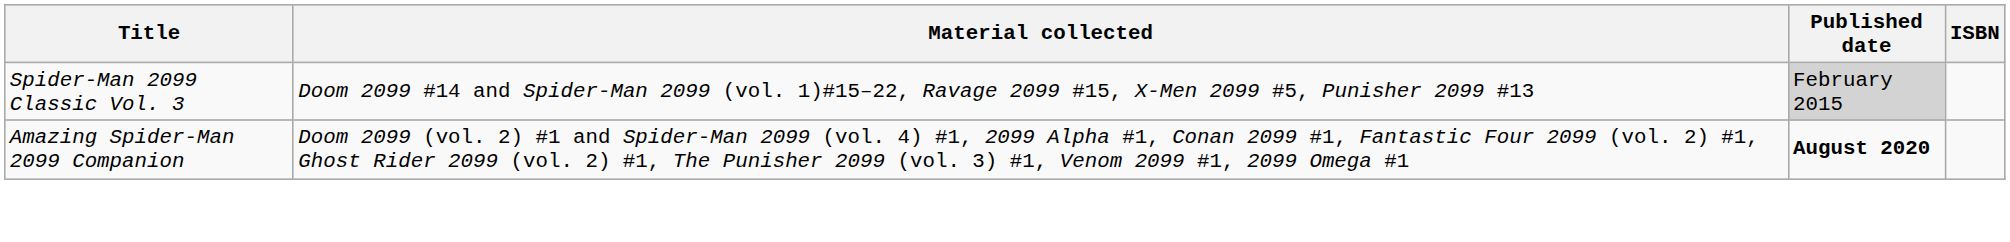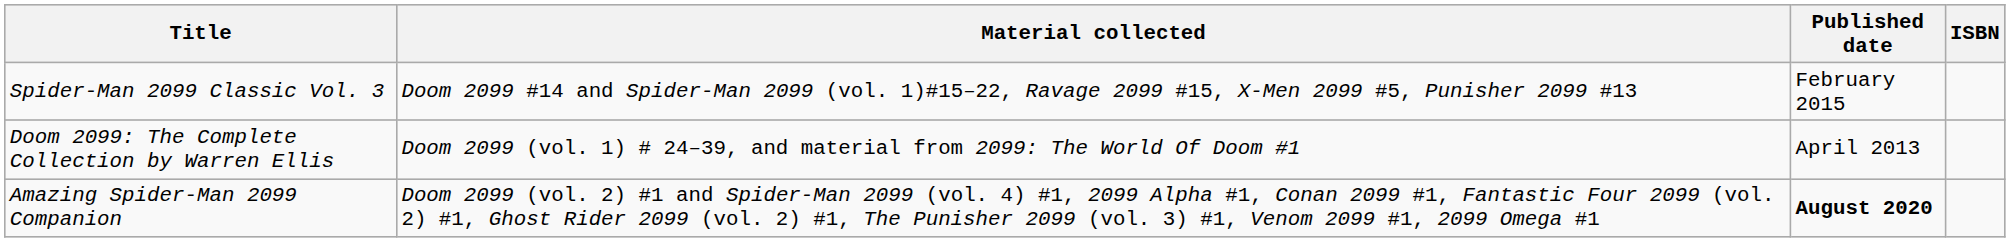(1843, 92) lightgrey background -> (1845, 92) no background
+ row: (172, 150)
